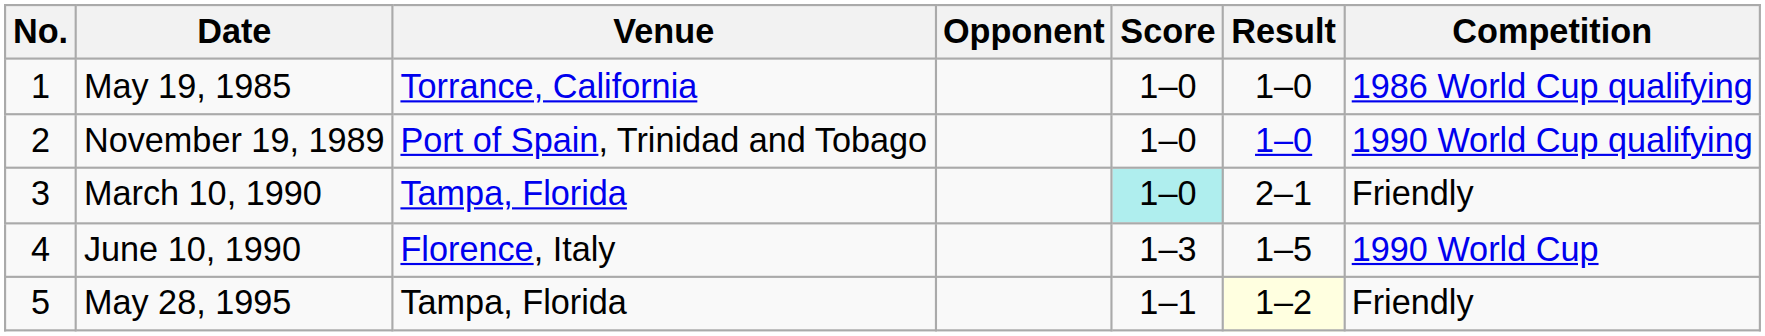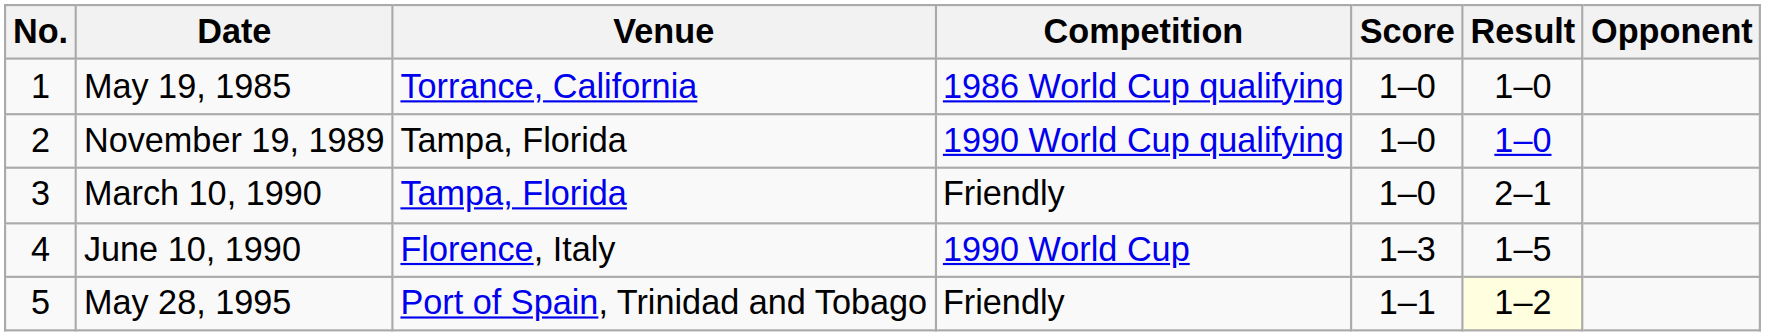columns swapped: (1024, 31) <-> (1552, 31)
(664, 140) Port of Spain, Trinidad and Tobago -> (514, 140) Tampa, Florida
(1168, 194) paleturquoise background -> (1407, 194) no background
(514, 303) Tampa, Florida -> (664, 303) Port of Spain, Trinidad and Tobago
